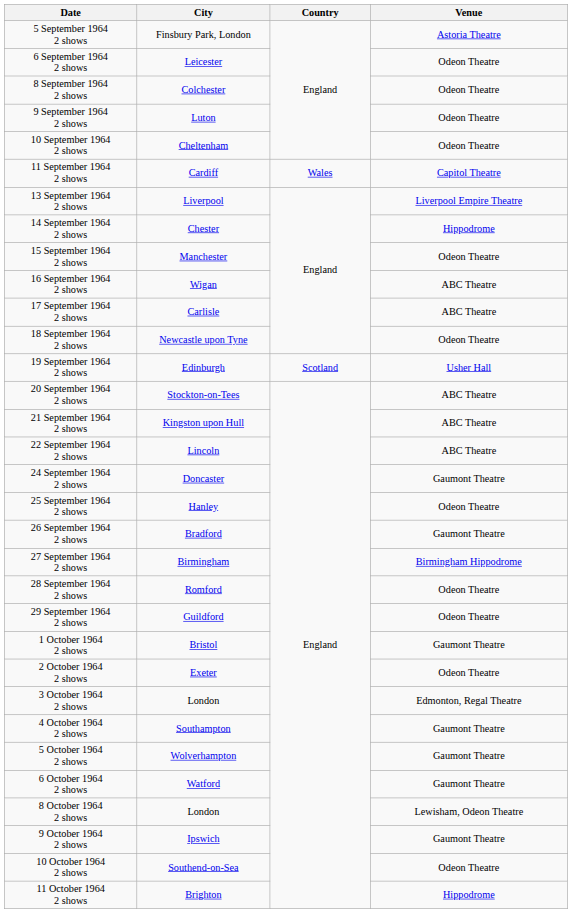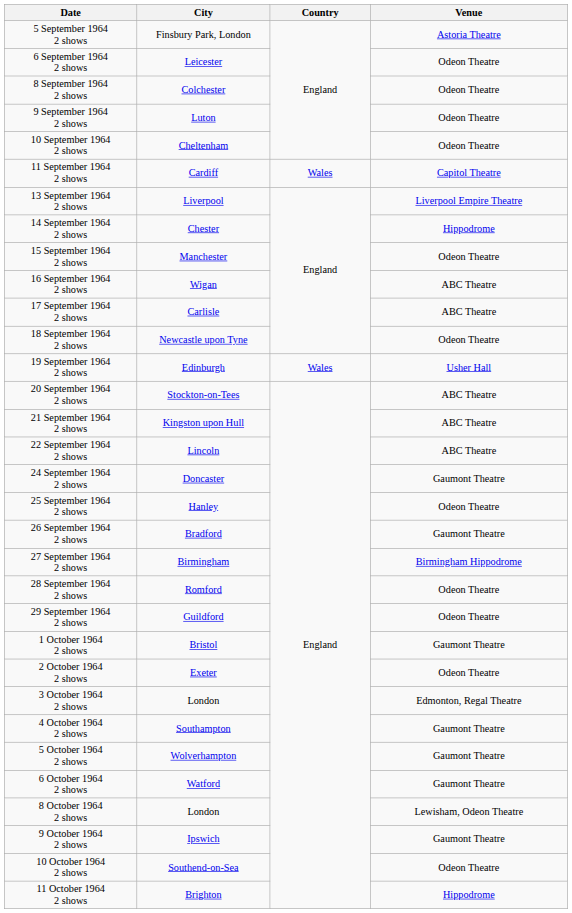(320, 367) Scotland -> (320, 367) Wales
